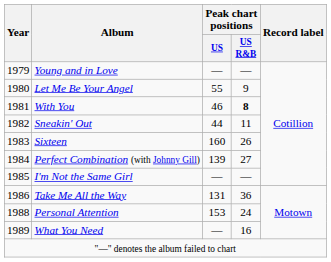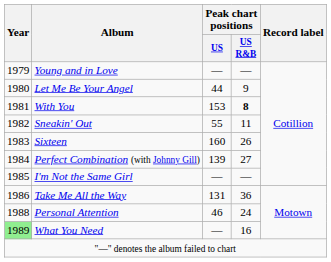(217, 88) 55 -> (217, 88) 44
(217, 106) 46 -> (217, 106) 153
(217, 123) 44 -> (217, 123) 55
(217, 212) 153 -> (217, 212) 46
(18, 230) no background -> (18, 230) lightgreen background
